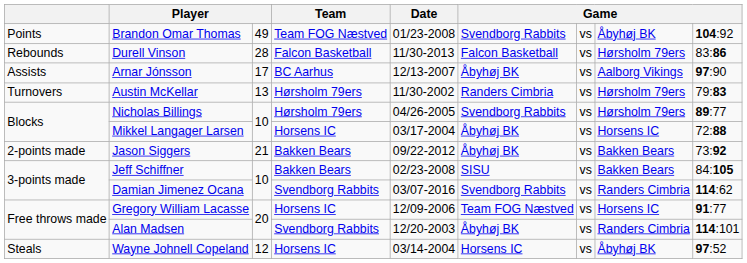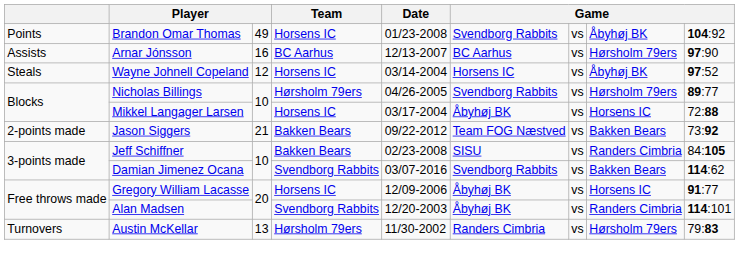(331, 33) Team FOG Næstved -> (305, 33) Horsens IC
- row: (149, 53)
(262, 72) 17 -> (262, 53) 16
(490, 72) Åbyhøj BK -> (482, 53) BC Aarhus
(640, 72) Aalborg Vikings -> (633, 53) Hørsholm 79ers
rows swapped: (180, 248) <-> (155, 92)
(490, 151) Åbyhøj BK -> (509, 131) Team FOG Næstved
(636, 170) Bakken Bears -> (636, 151) Randers Cimbria
(644, 190) Randers Cimbria -> (628, 170) Bakken Bears
(517, 209) Team FOG Næstved -> (482, 190) Åbyhøj BK
